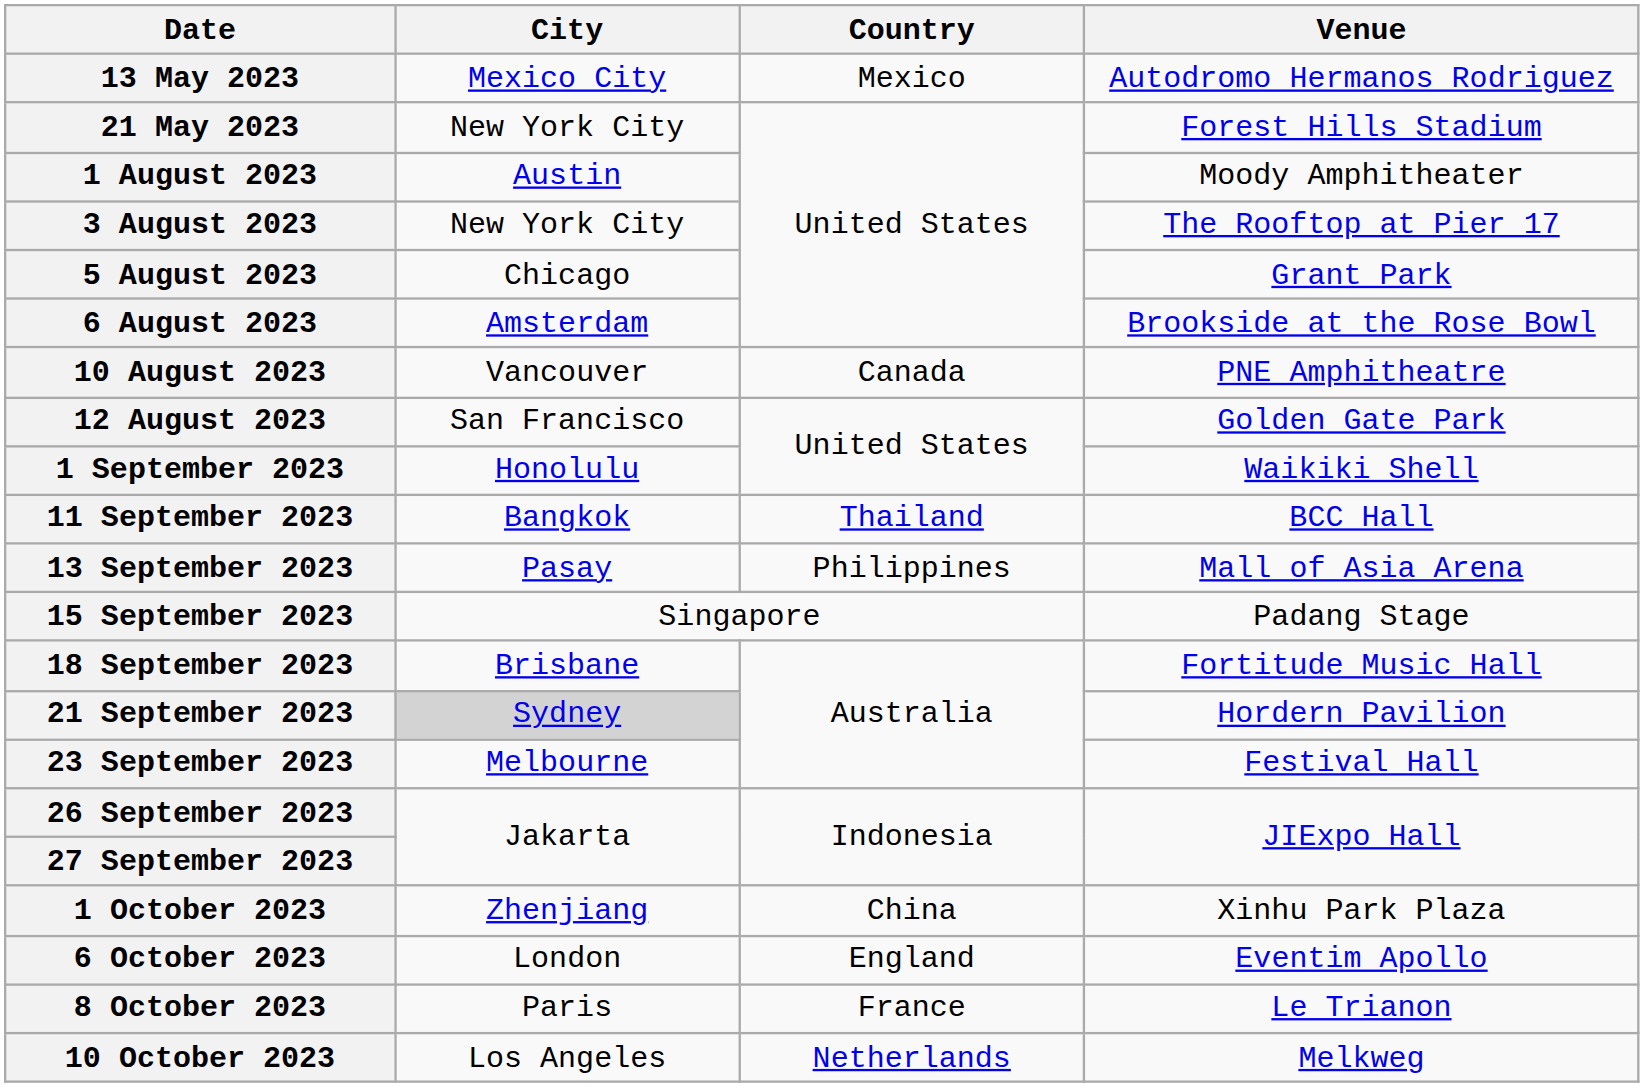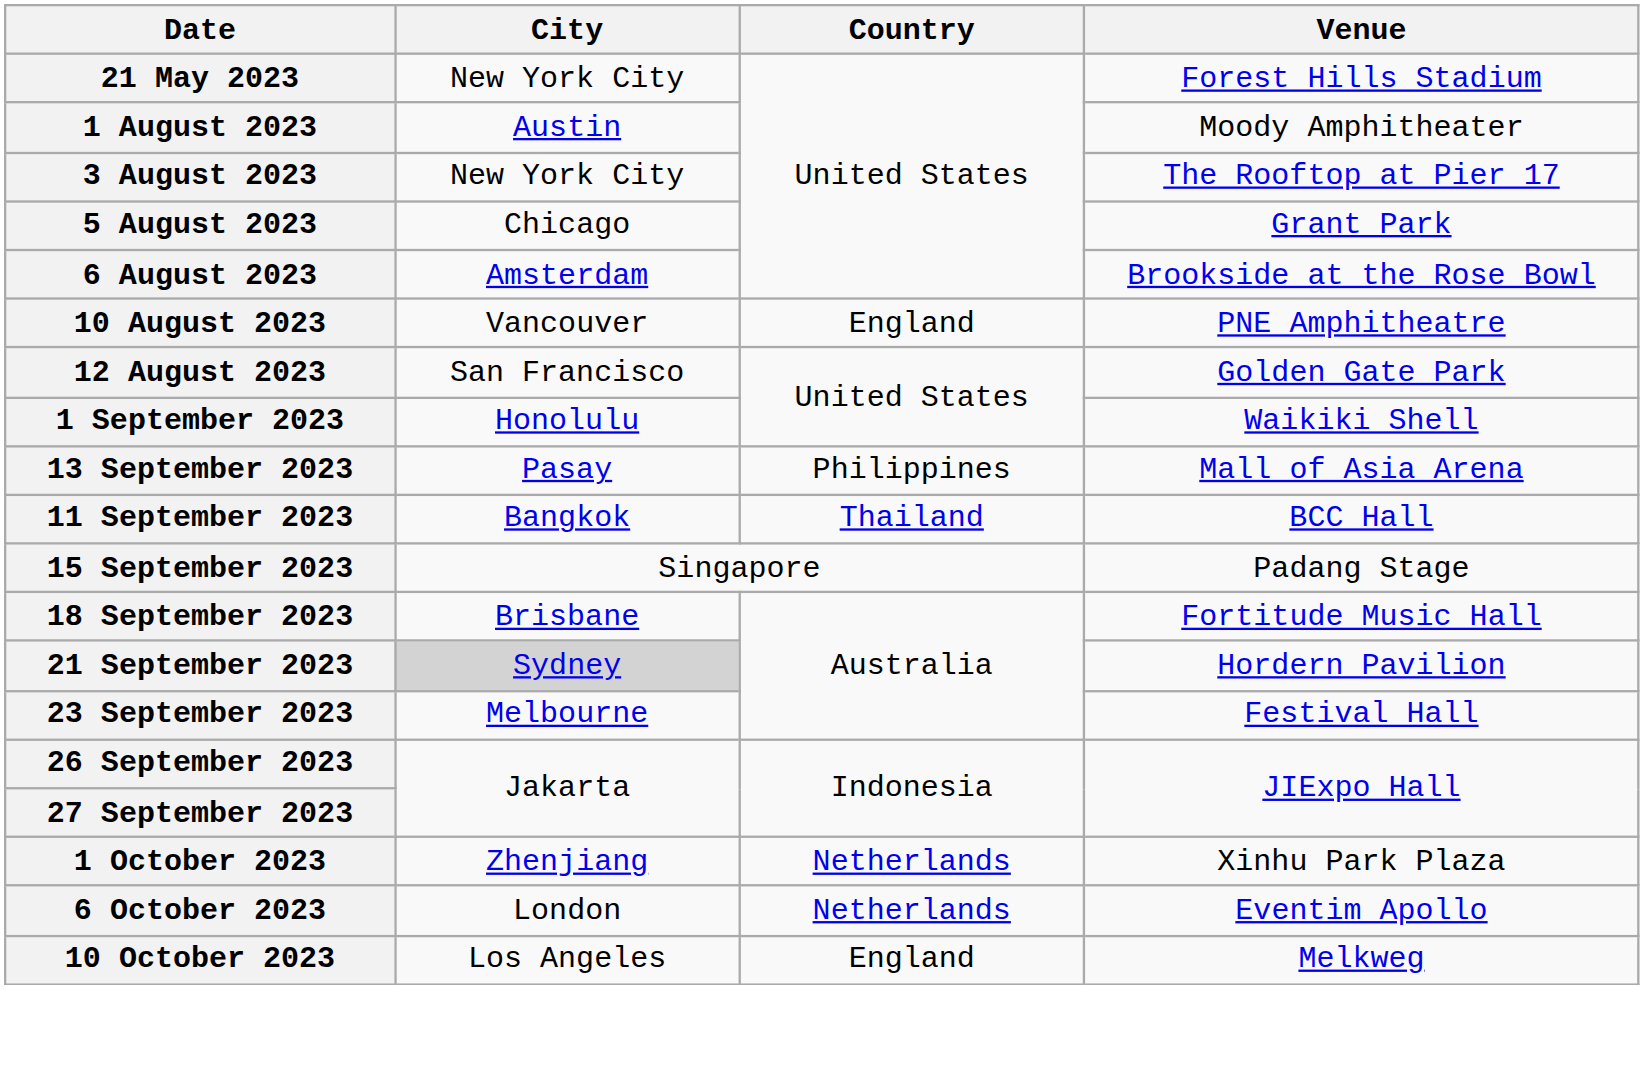- row: (200, 79)
(912, 372) Canada -> (912, 323) England
rows swapped: (200, 519) <-> (200, 568)
(912, 911) China -> (912, 862) Netherlands
(912, 960) England -> (912, 911) Netherlands
- row: (200, 1008)
(912, 1057) Netherlands -> (912, 960) England
